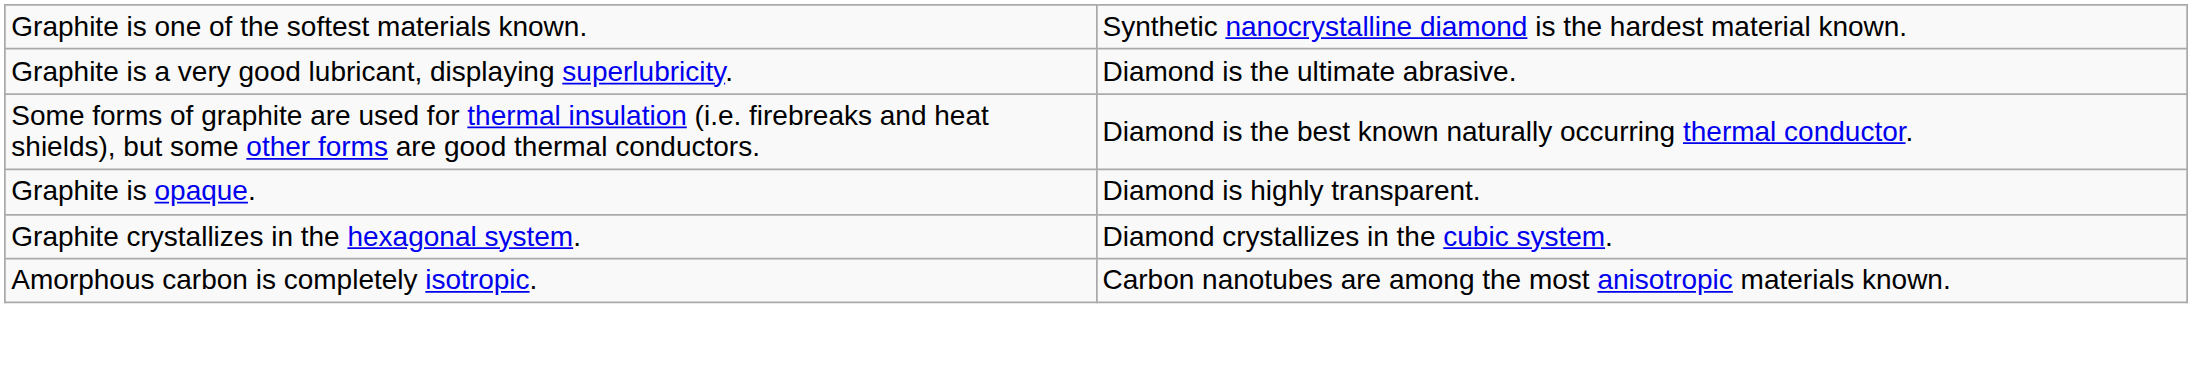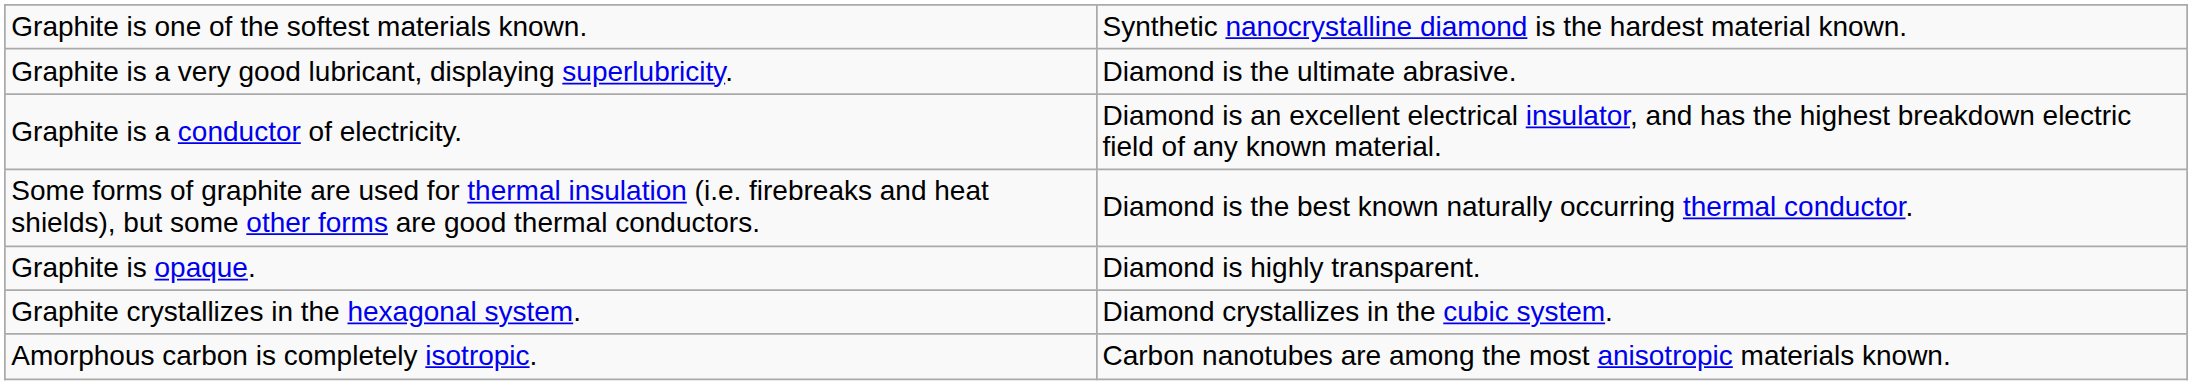+ row: (237, 131)
